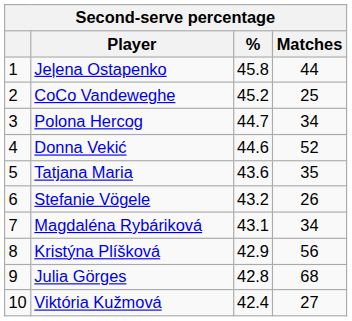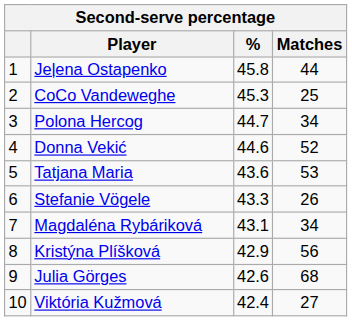(253, 96) 45.2 -> (253, 96) 45.3
(309, 174) 35 -> (309, 174) 53
(253, 199) 43.2 -> (253, 199) 43.3
(253, 277) 42.8 -> (253, 277) 42.6
